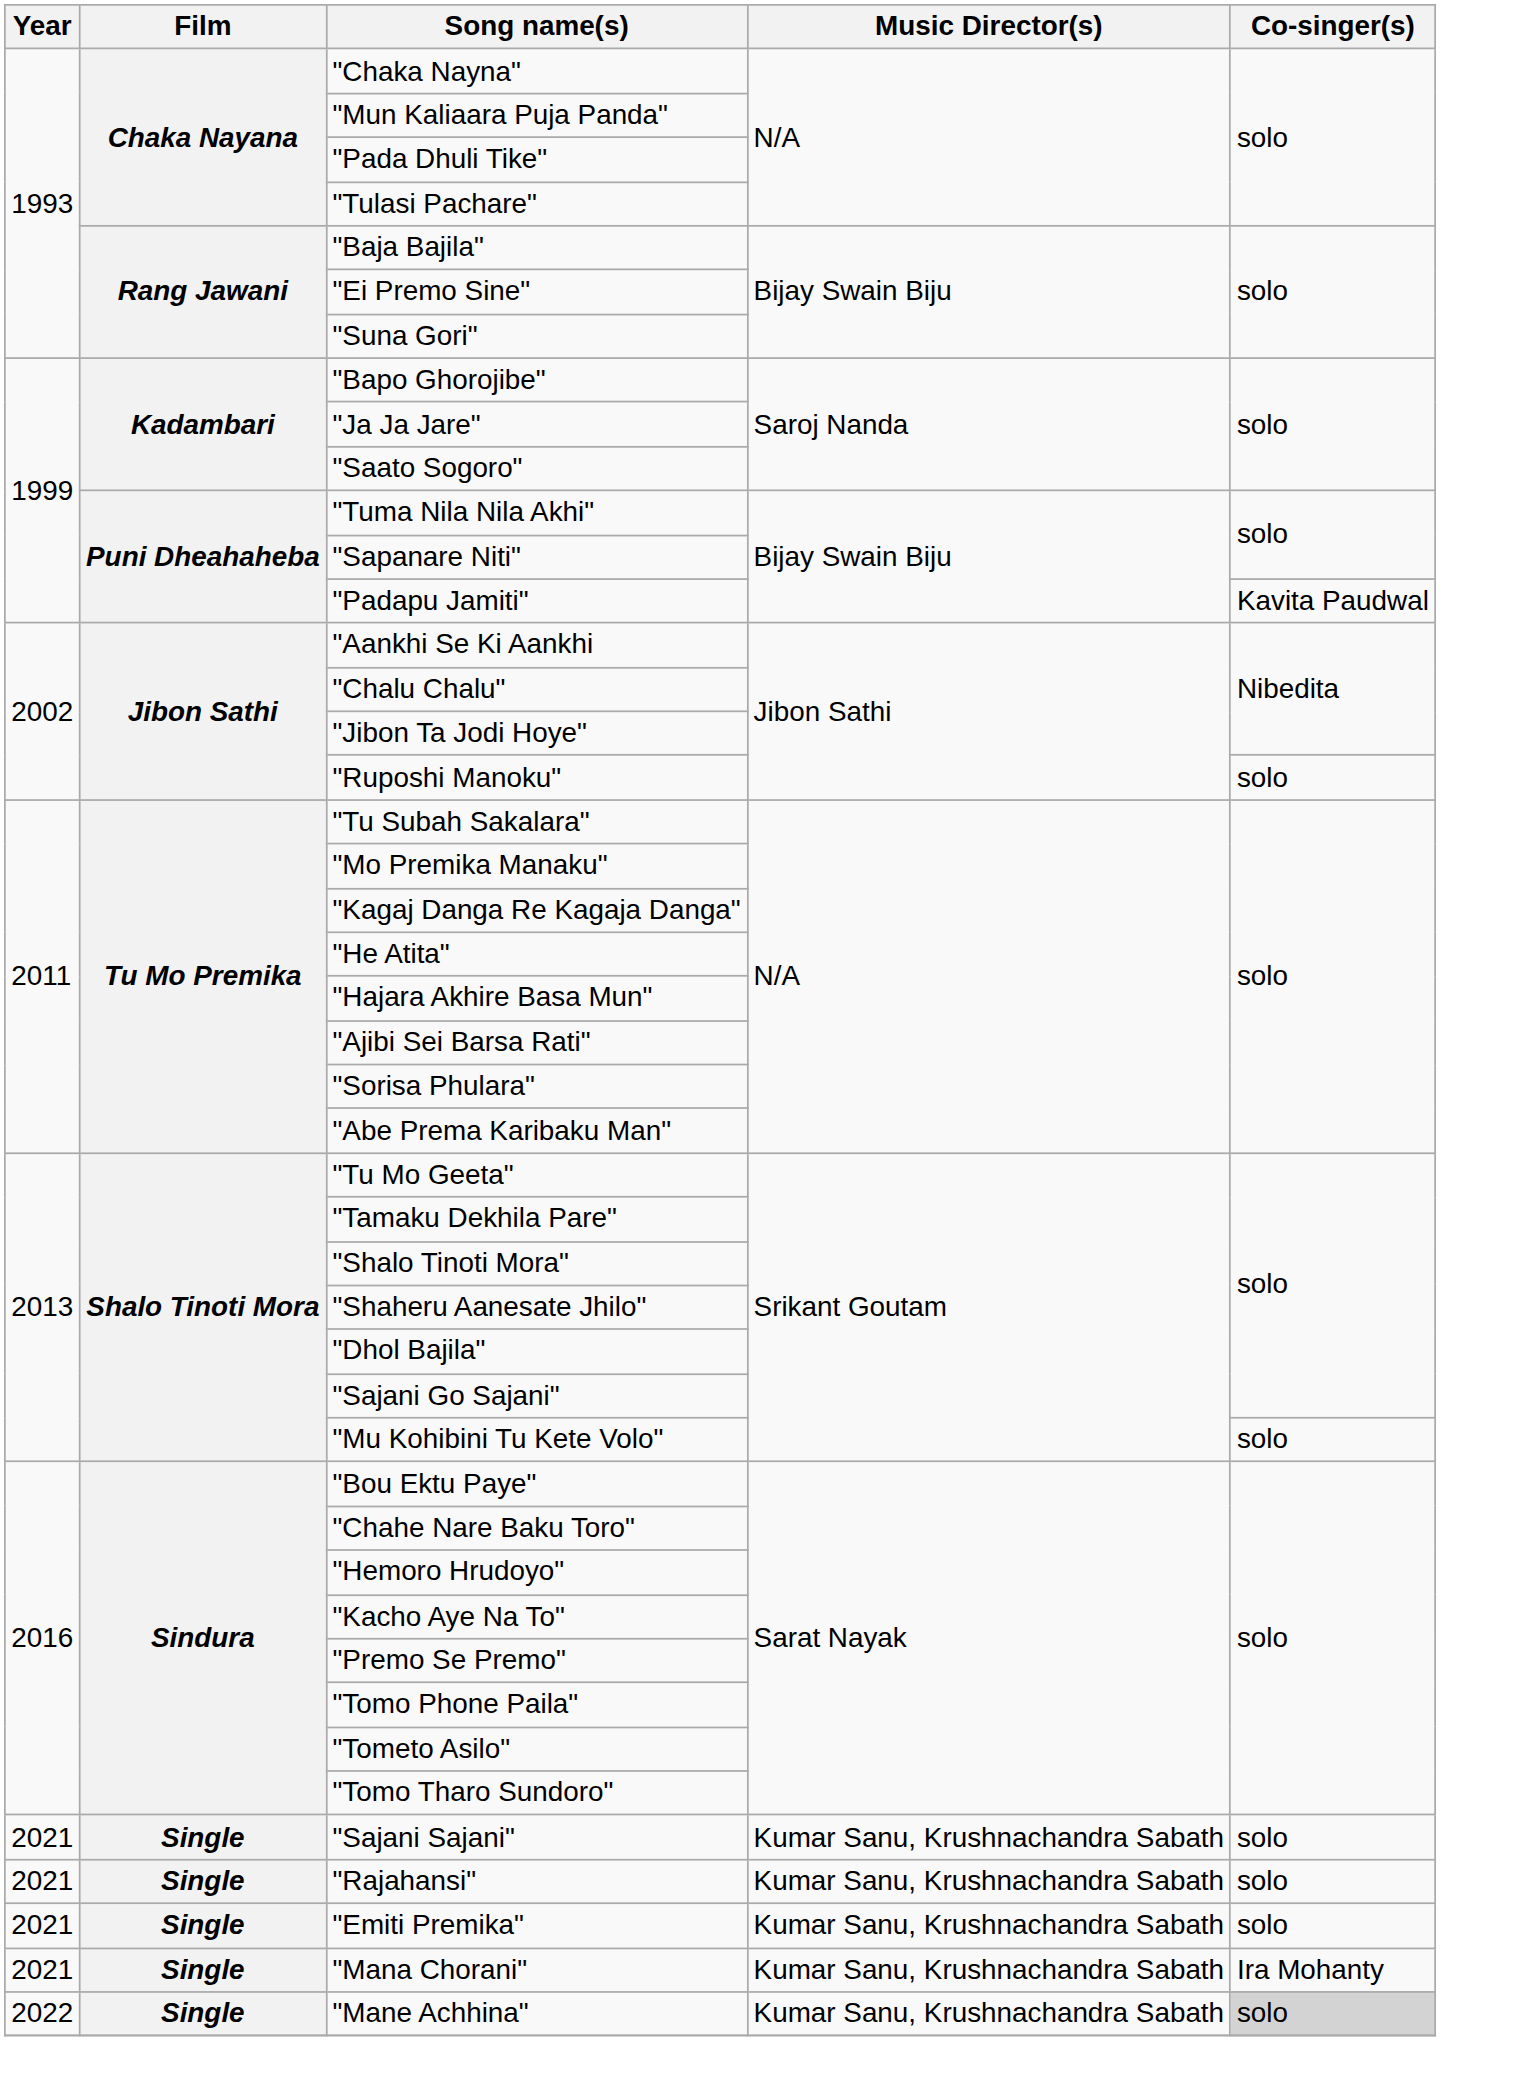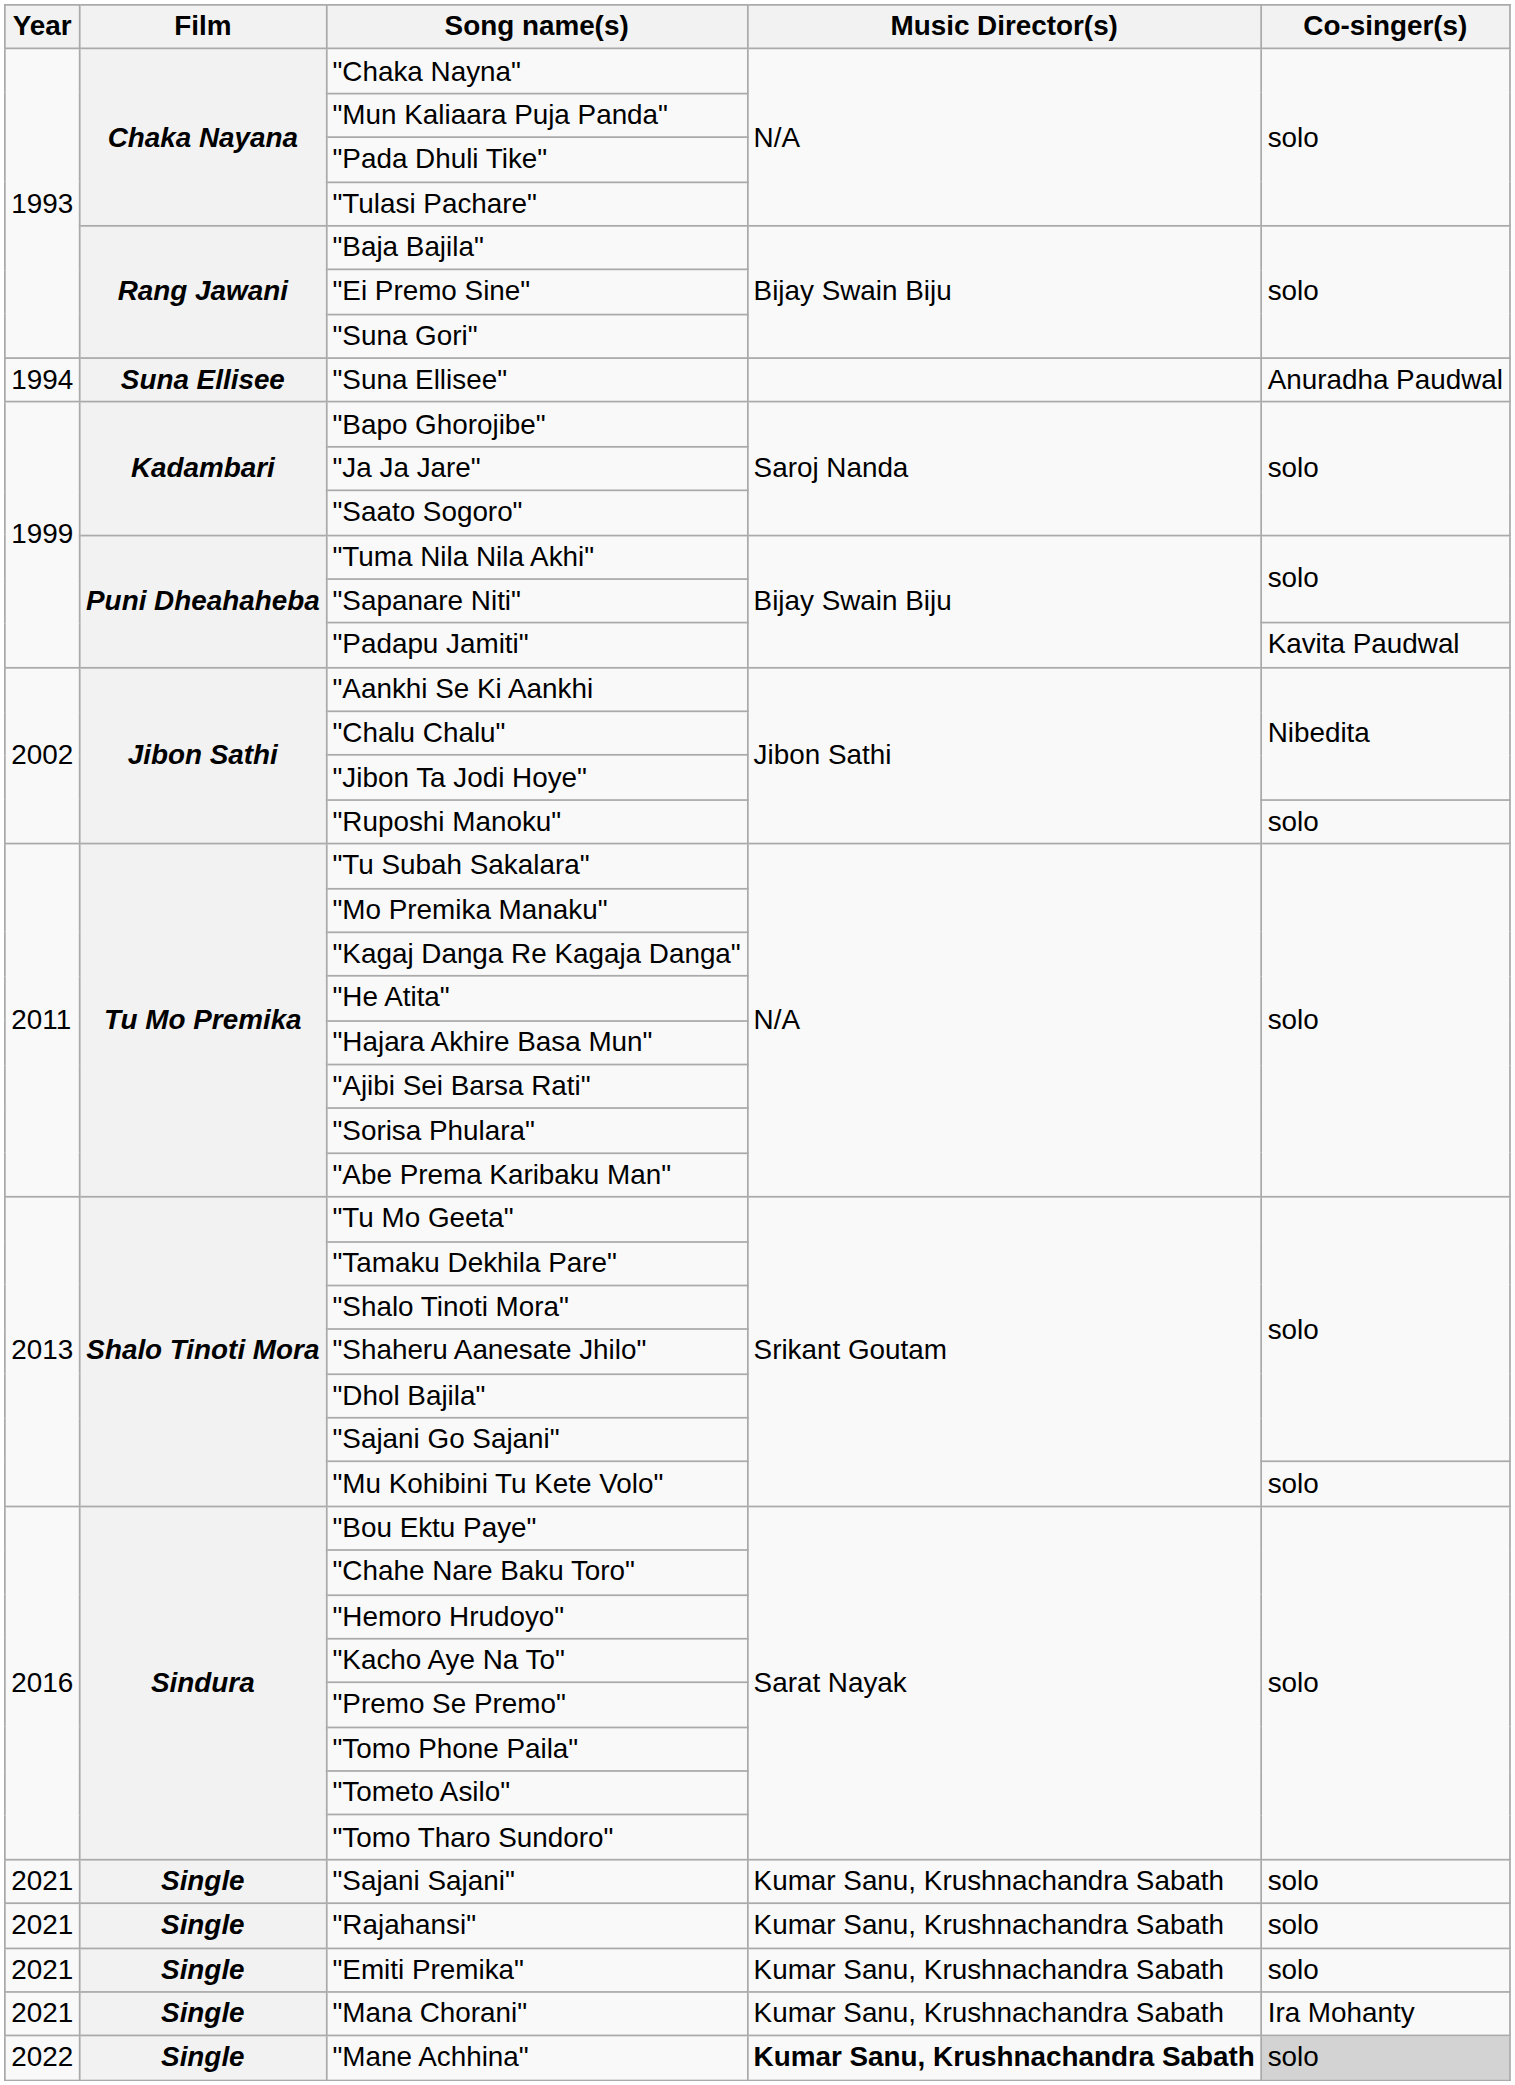+ row: (420, 379)
(989, 2013) normal -> (1004, 2057) bold
